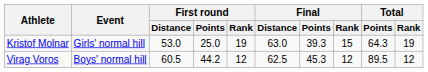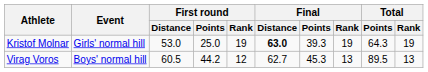(277, 44) normal -> (277, 44) bold
(347, 44) 15 -> (347, 44) 19
(277, 60) 62.5 -> (277, 60) 62.7
(347, 60) 12 -> (347, 60) 13
(409, 60) 12 -> (409, 60) 13
